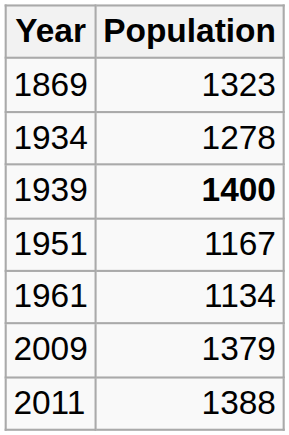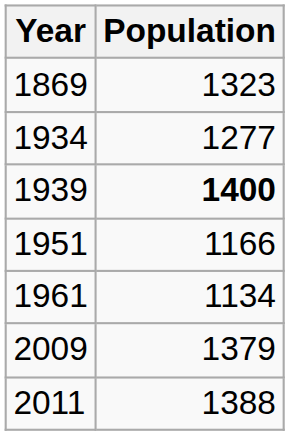(239, 137) 1278 -> (239, 137) 1277
(240, 243) 1167 -> (240, 243) 1166
